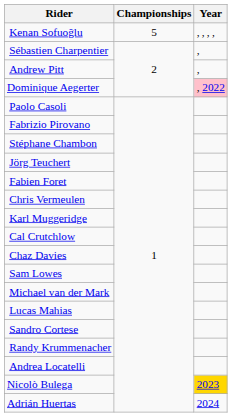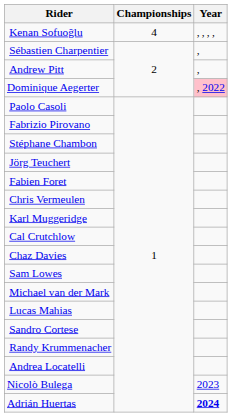(154, 32) 5 -> (154, 32) 4
(208, 384) gold background -> (208, 384) no background
(208, 403) normal -> (208, 403) bold
